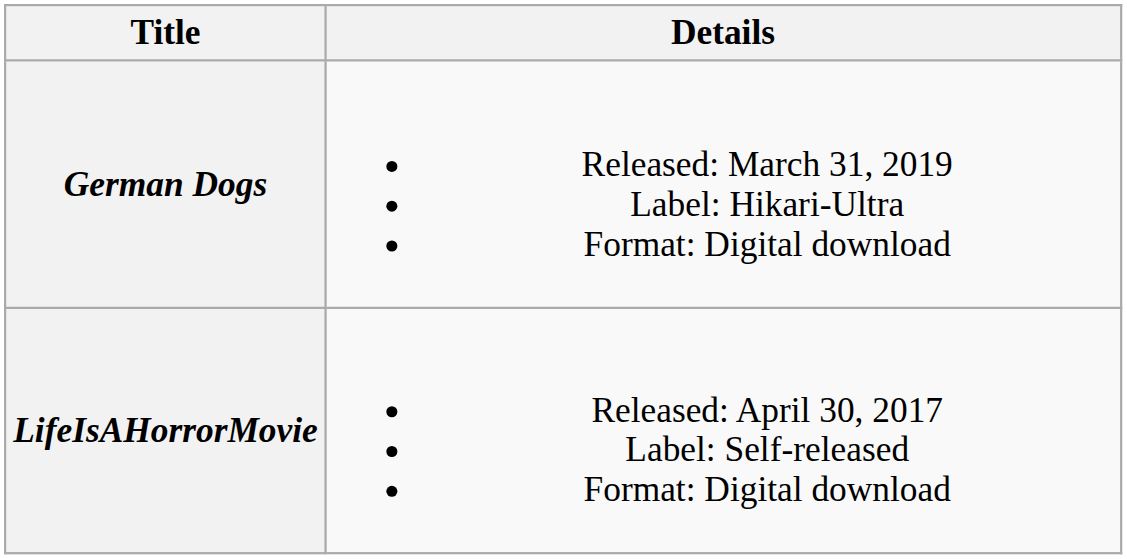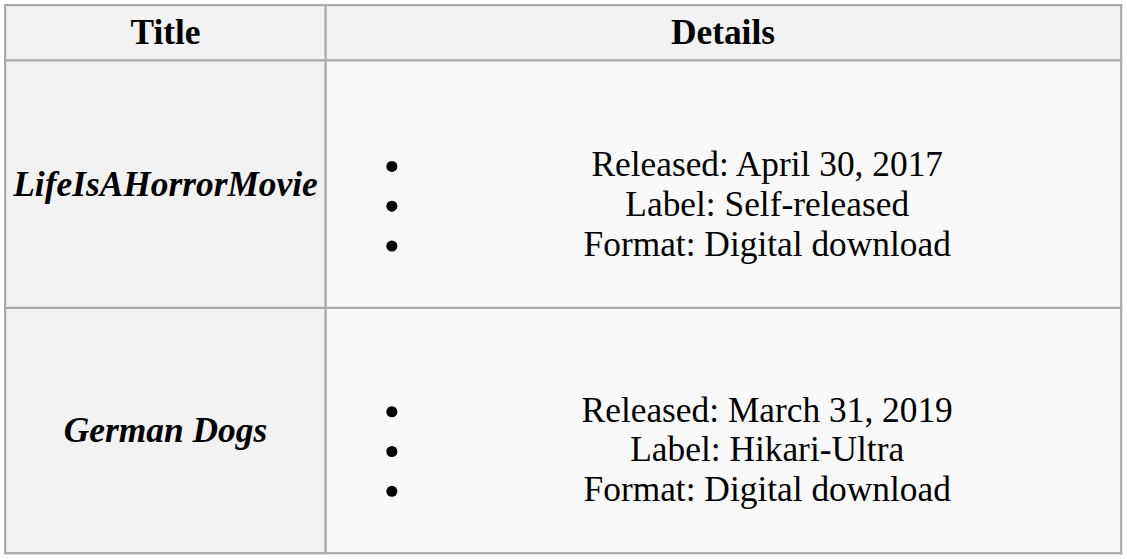rows swapped: (166, 429) <-> (165, 183)
